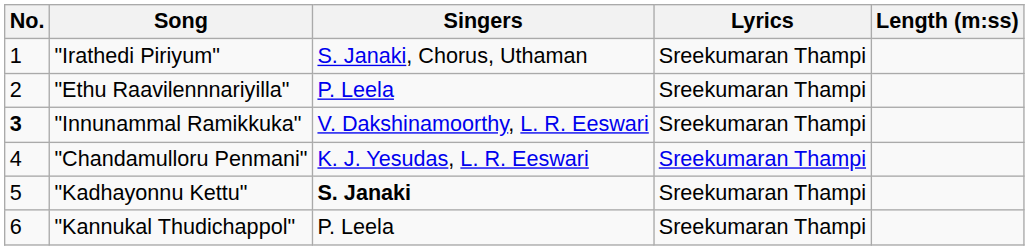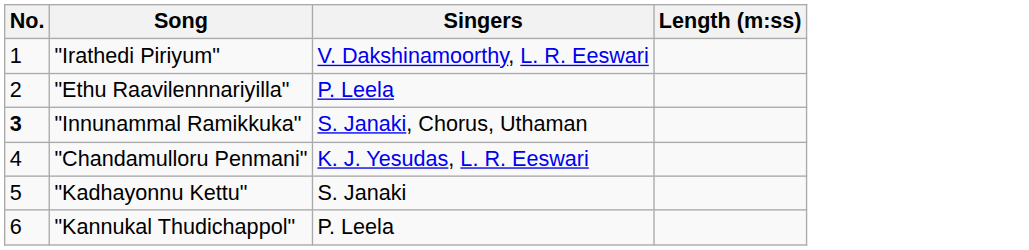- column: (762, 21)
(453, 55) S. Janaki, Chorus, Uthaman -> (483, 55) V. Dakshinamoorthy, L. R. Eeswari
(483, 124) V. Dakshinamoorthy, L. R. Eeswari -> (453, 124) S. Janaki, Chorus, Uthaman
(364, 192) bold -> (362, 192) normal
